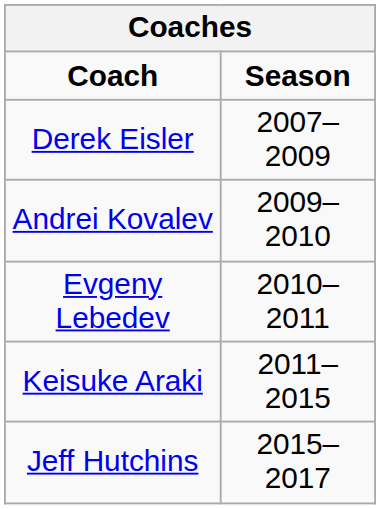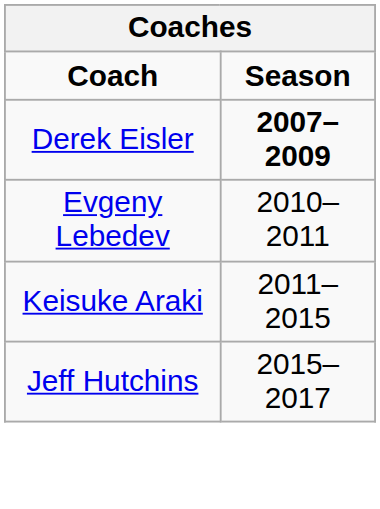(298, 139) normal -> (298, 139) bold
- row: (113, 219)
